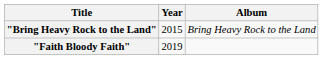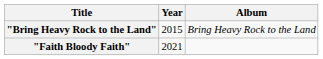(172, 46) 2019 -> (172, 46) 2021
